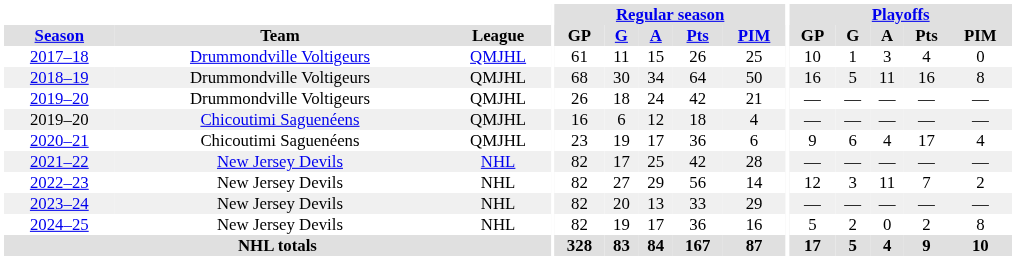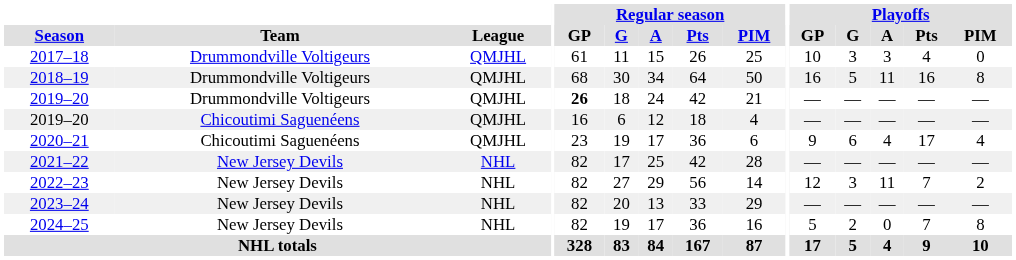(853, 56) 1 -> (853, 56) 3
(579, 98) normal -> (579, 98) bold
(926, 224) 2 -> (926, 224) 7
